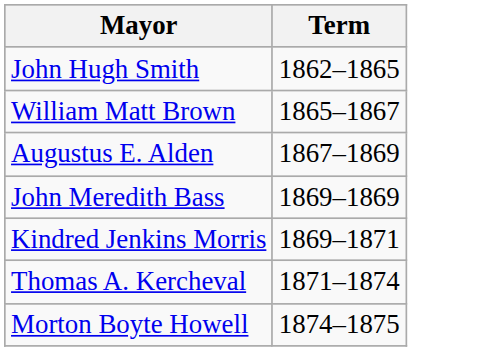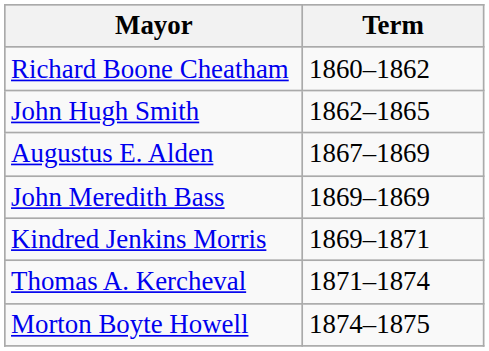+ row: (150, 68)
- row: (123, 111)
